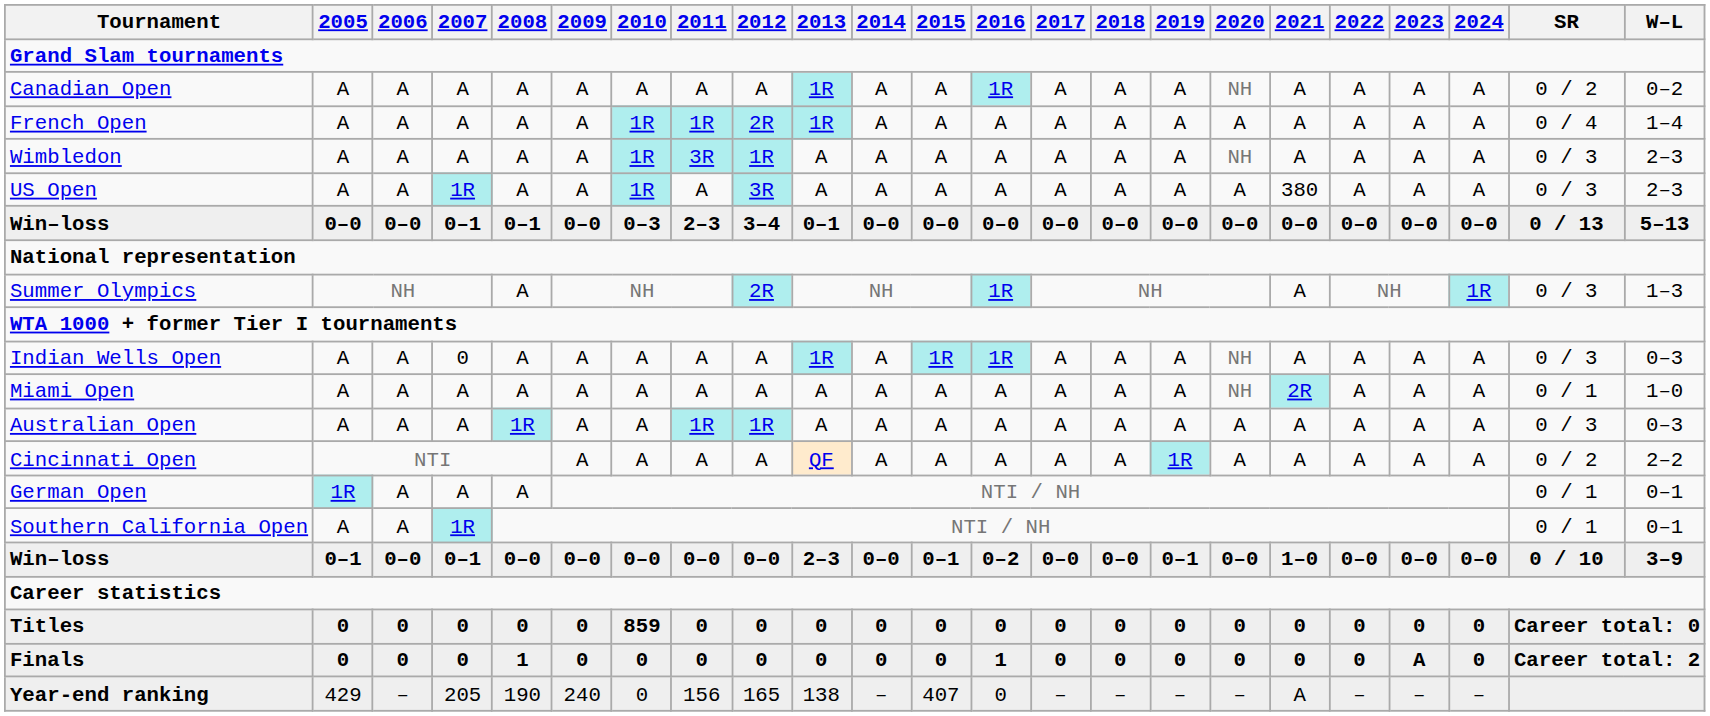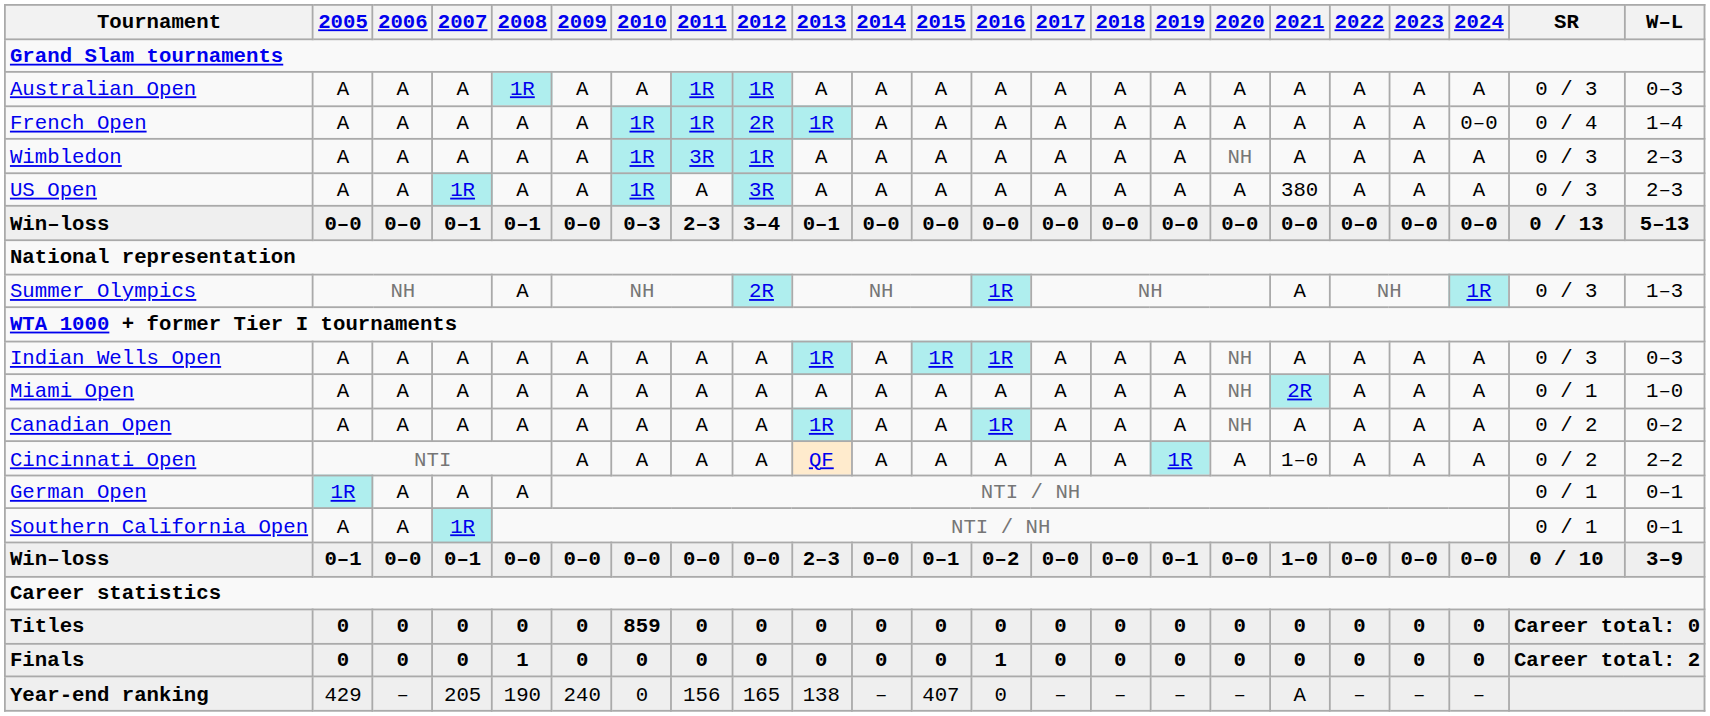rows swapped: (103, 425) <-> (91, 89)
(1479, 123) A -> (1479, 123) 0–0
(463, 358) 0 -> (463, 358) A
(1300, 459) A -> (1300, 459) 1–0
(1419, 661) A -> (1419, 661) 0
